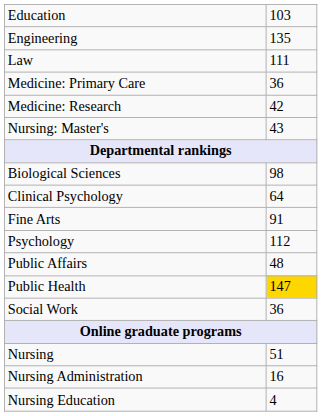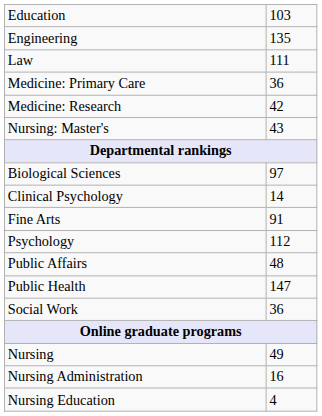(277, 173) 98 -> (277, 173) 97
(277, 196) 64 -> (277, 196) 14
(280, 286) gold background -> (280, 286) no background
(277, 354) 51 -> (277, 354) 49
